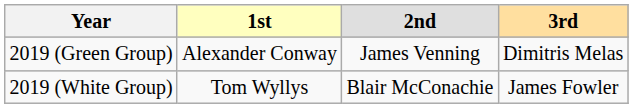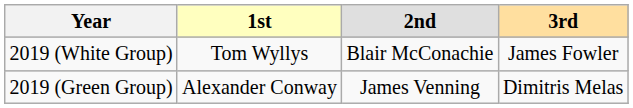rows swapped: (91, 86) <-> (91, 53)
